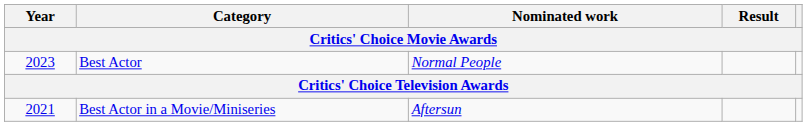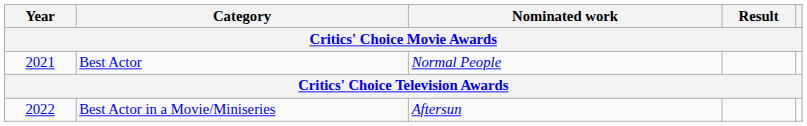(40, 62) 2023 -> (40, 62) 2021
(40, 109) 2021 -> (40, 109) 2022
